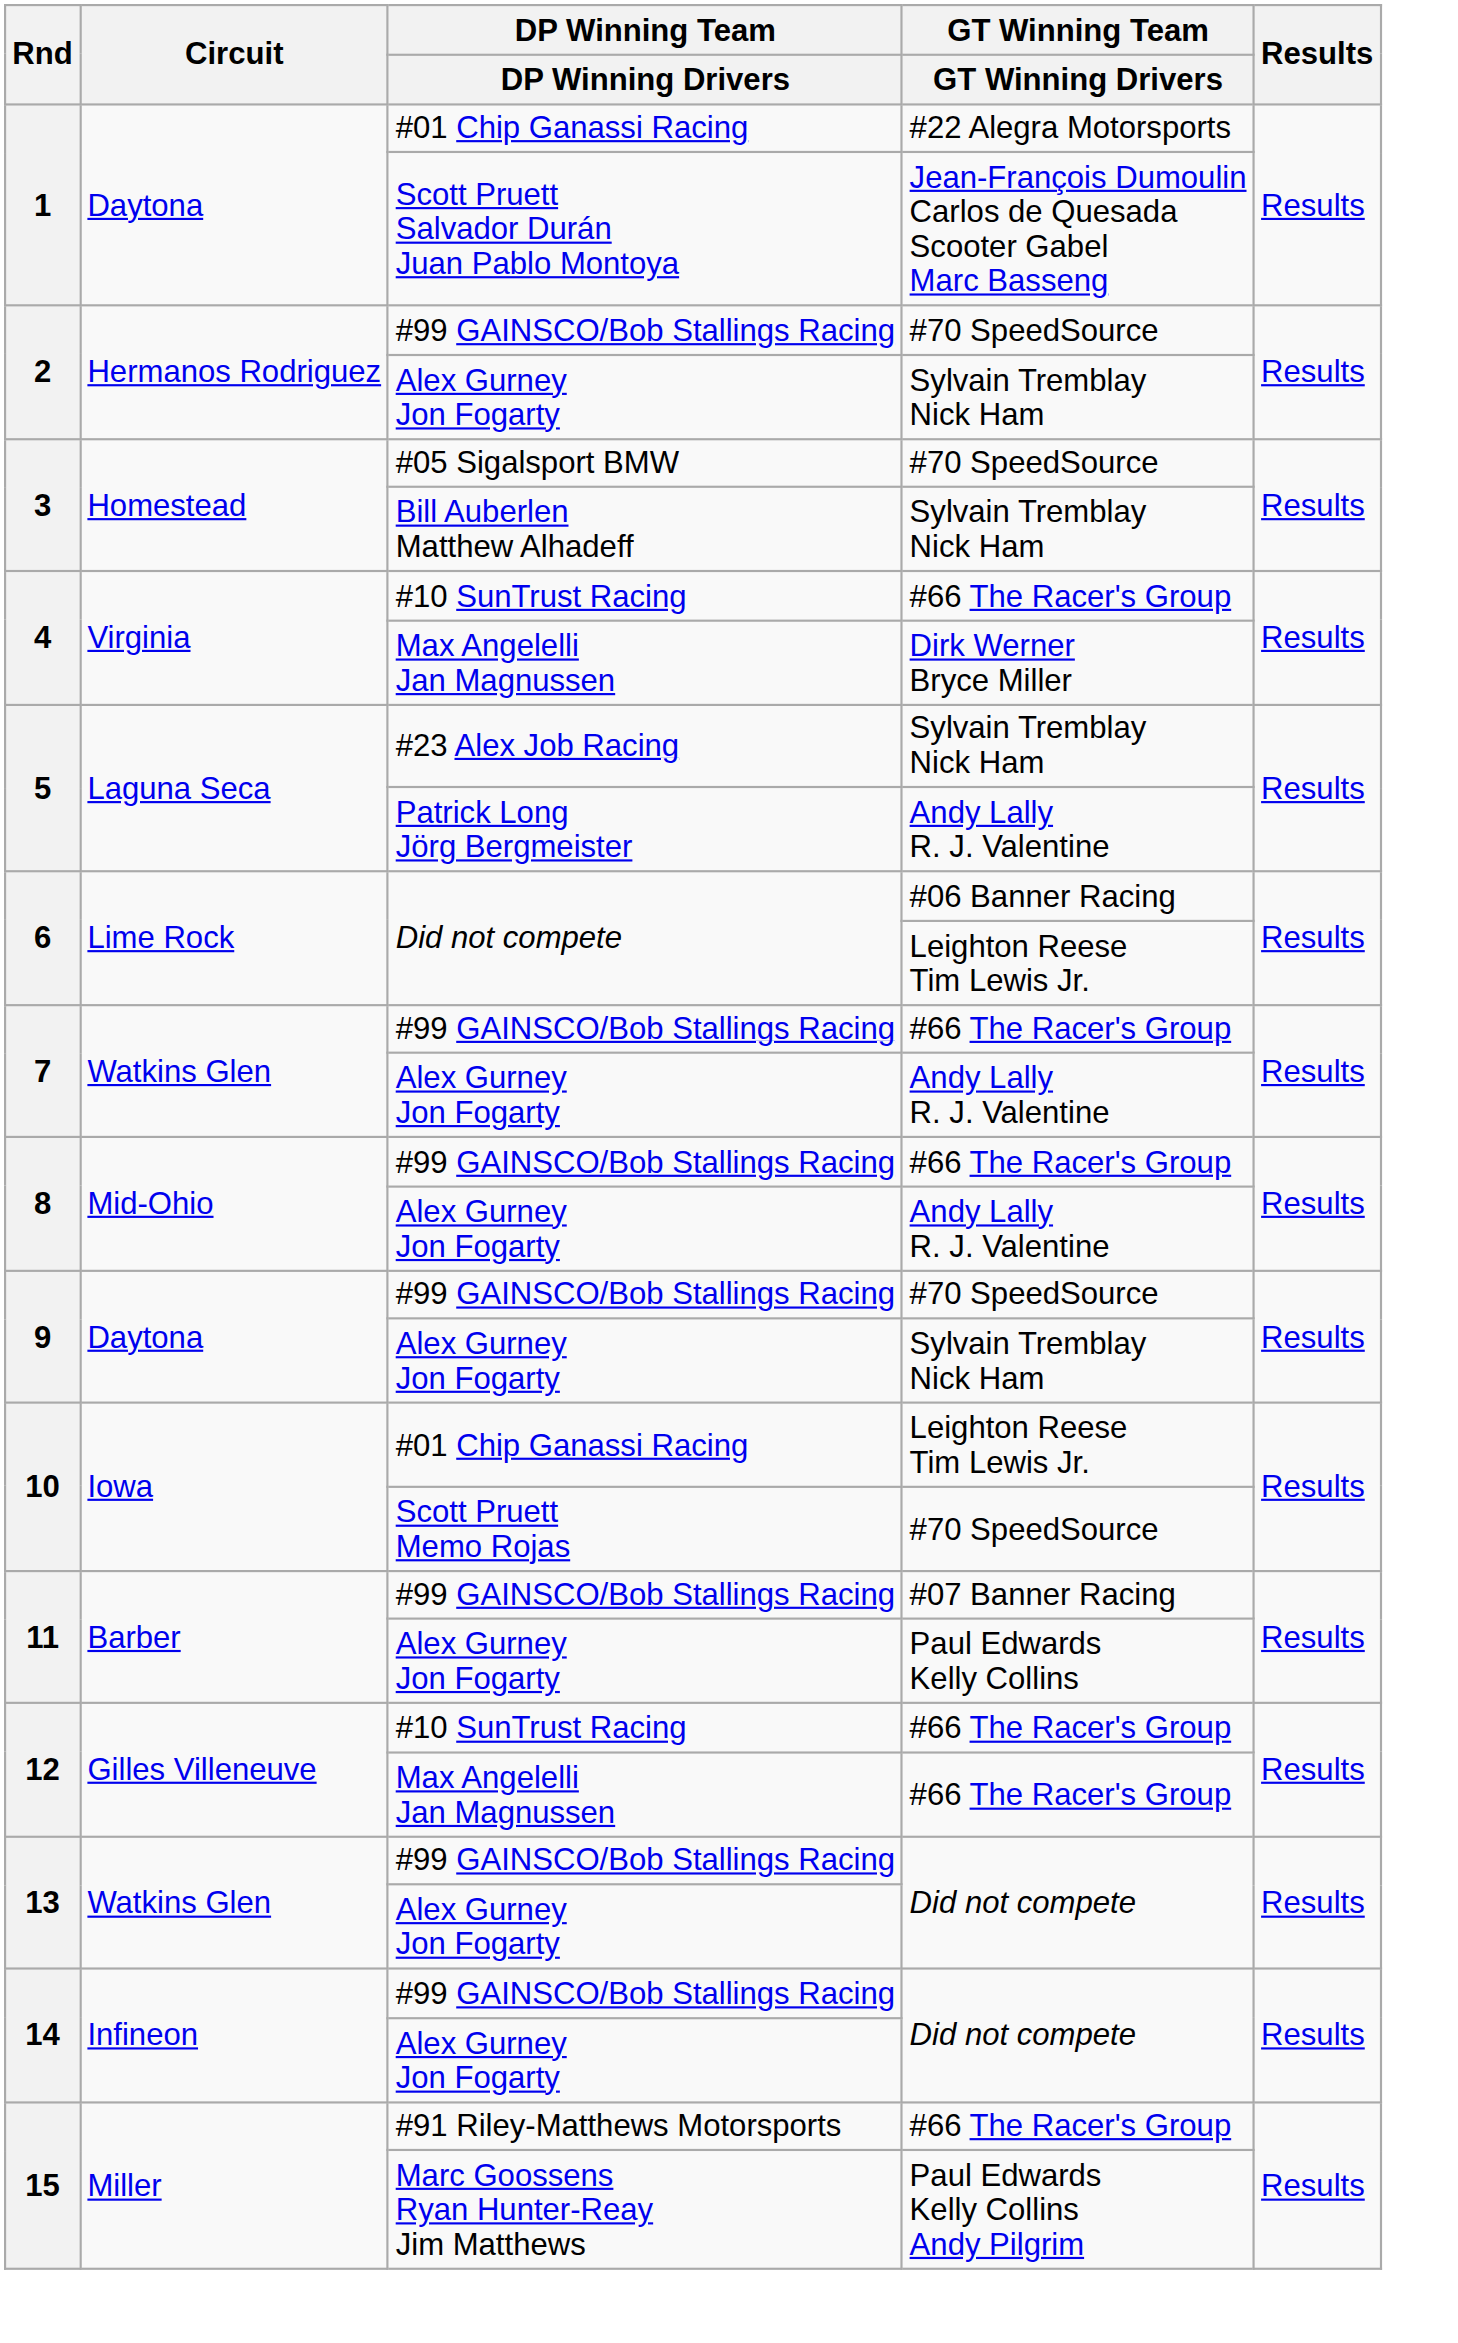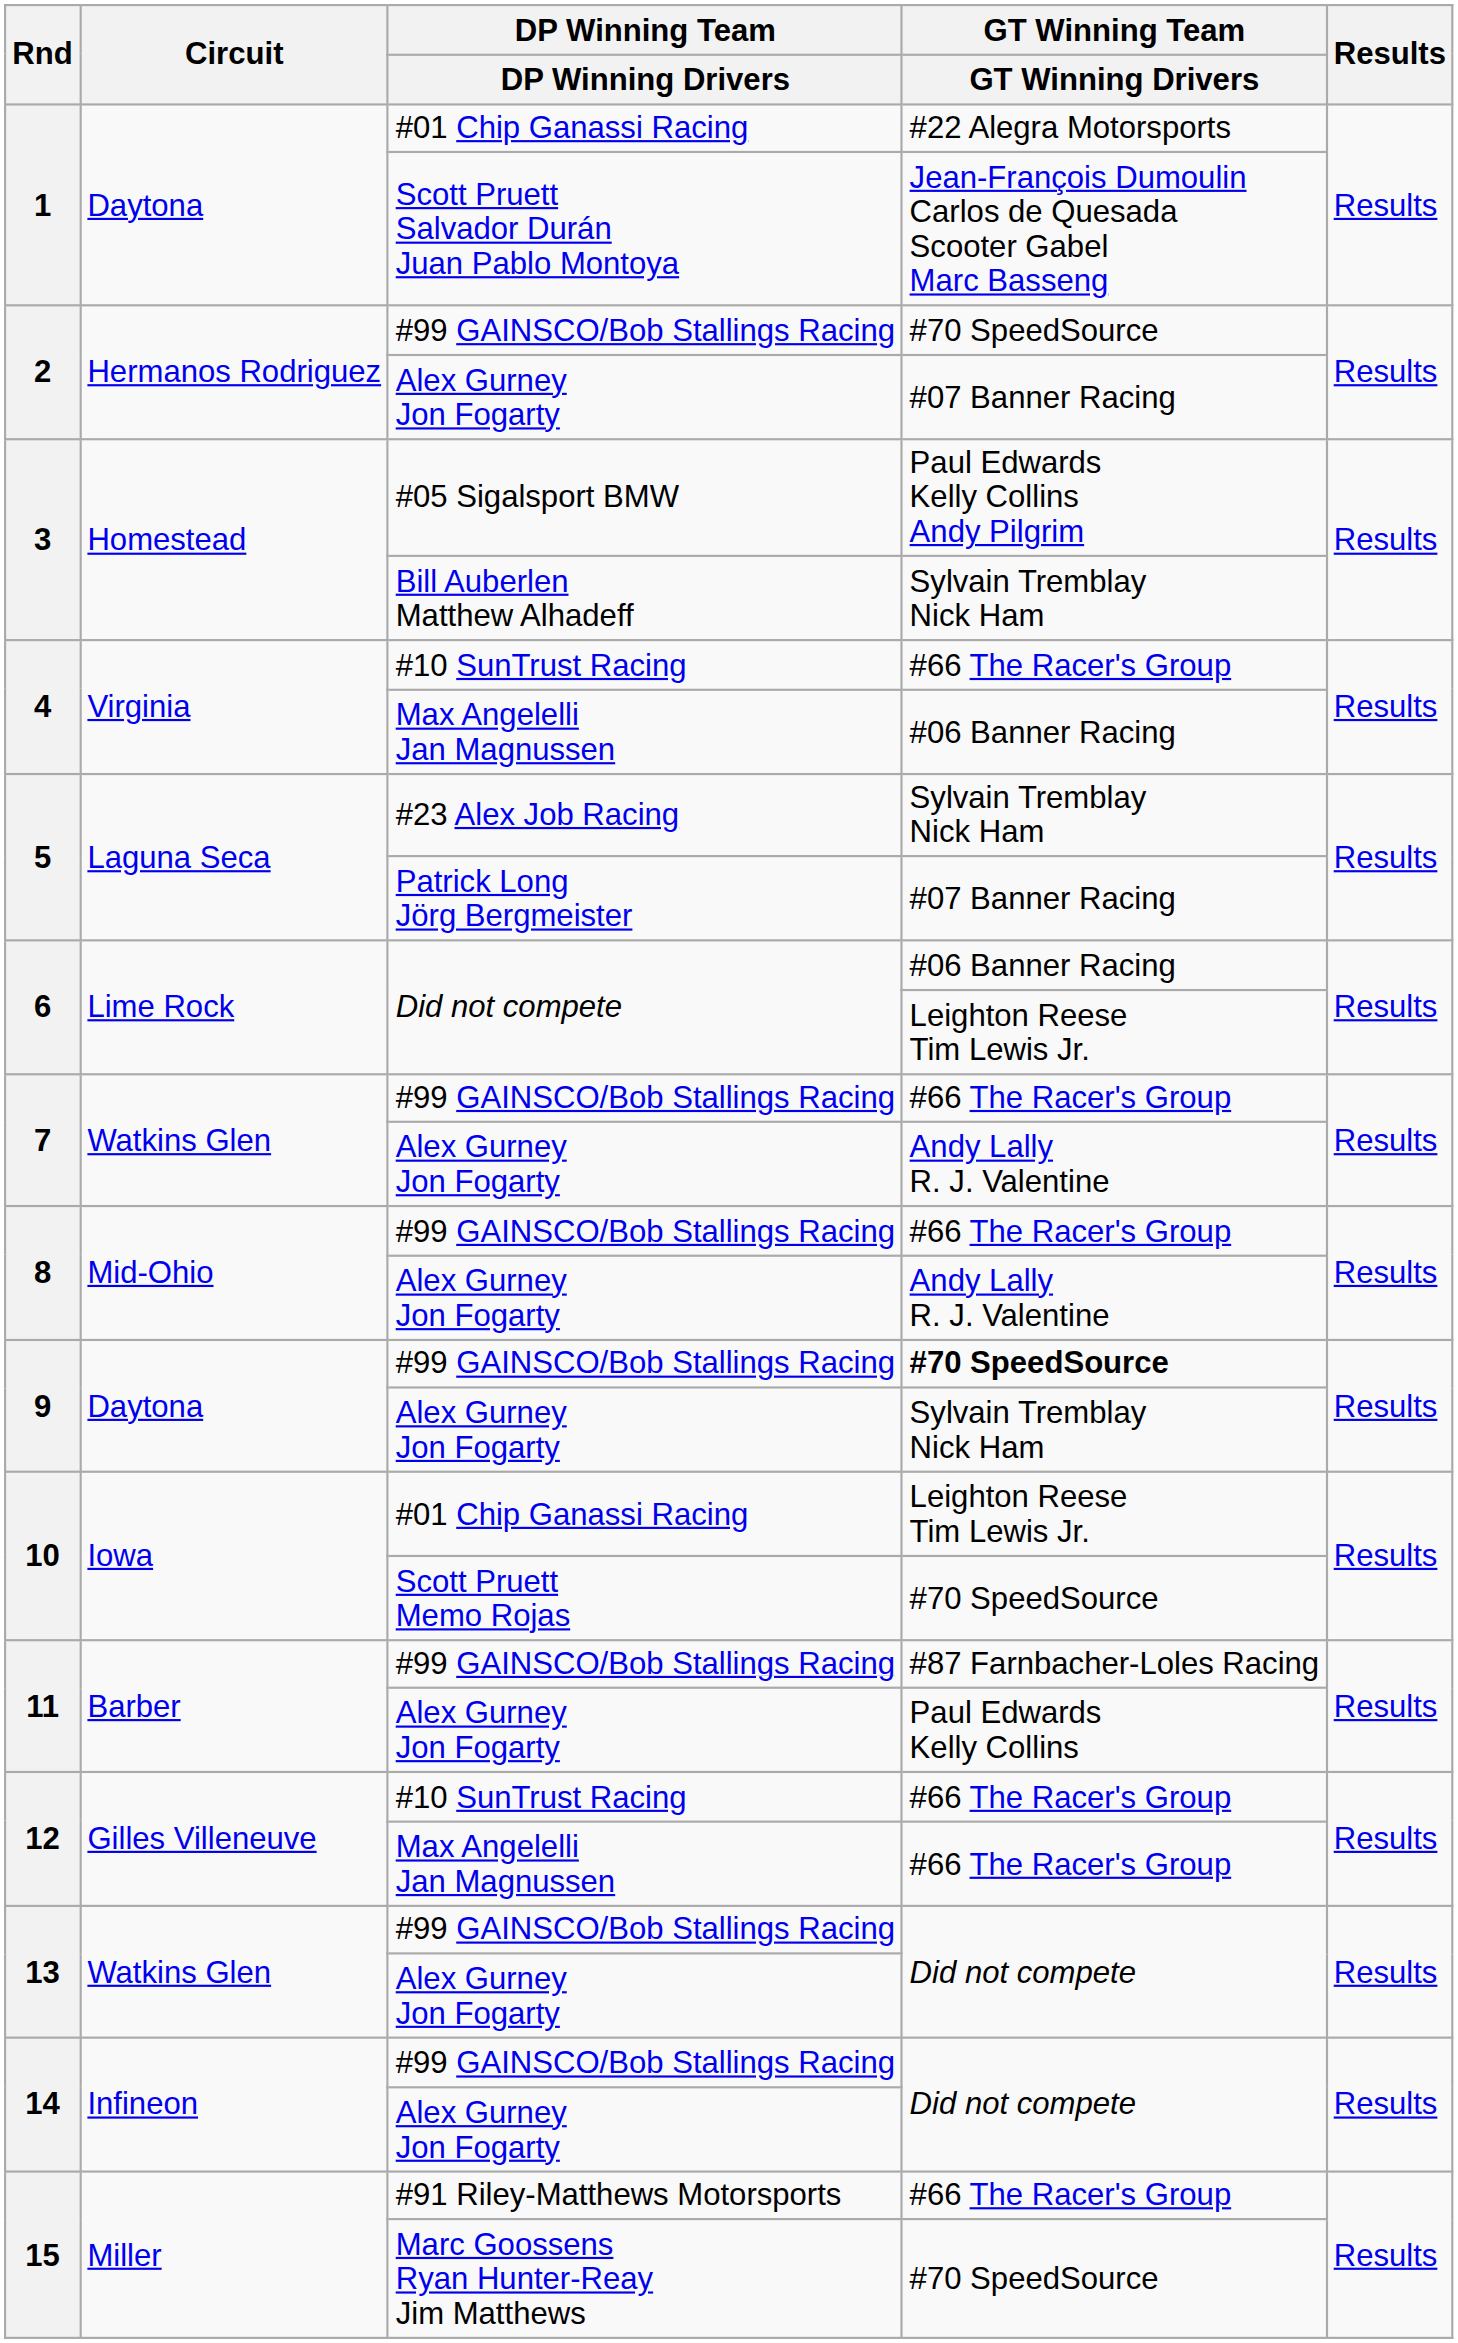(1028, 397) Sylvain Tremblay Nick Ham -> (1043, 397) #07 Banner Racing
(1034, 463) #70 SpeedSource -> (1006, 498) Paul Edwards Kelly Collins Andy Pilgrim
(992, 662) Dirk Werner Bryce Miller -> (1043, 732) #06 Banner Racing
(1010, 830) Andy Lally R. J. Valentine -> (1043, 899) #07 Banner Racing
(1034, 1295) normal -> (1039, 1364) bold
(1043, 1595) #07 Banner Racing -> (1114, 1664) #87 Farnbacher-Loles Racing
(1006, 2210) Paul Edwards Kelly Collins Andy Pilgrim -> (1034, 2279) #70 SpeedSource
